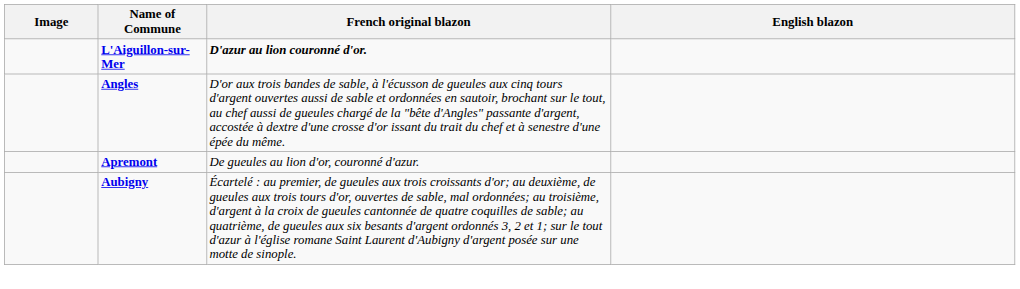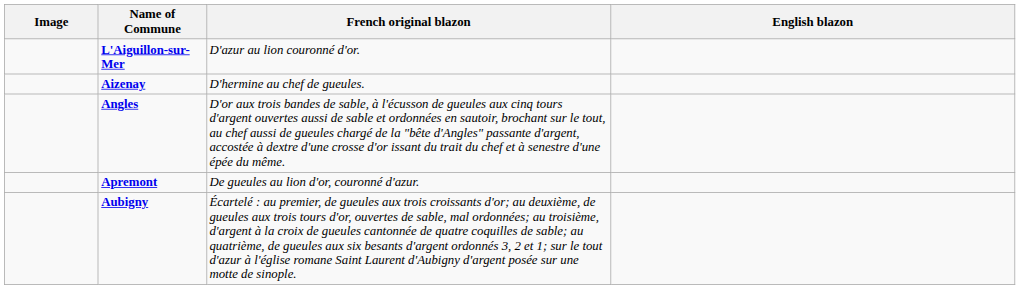(288, 49) bold -> (285, 49) normal
+ row: (123, 84)
